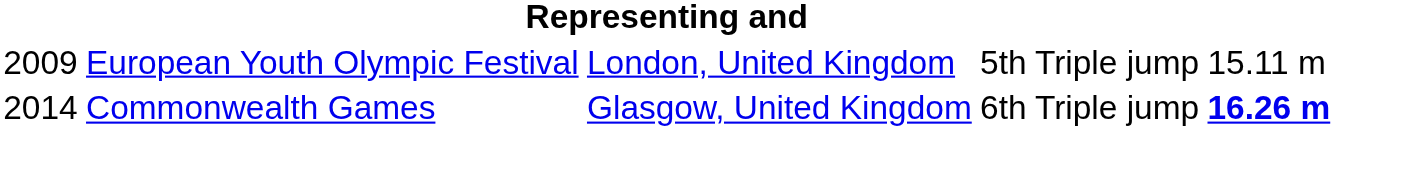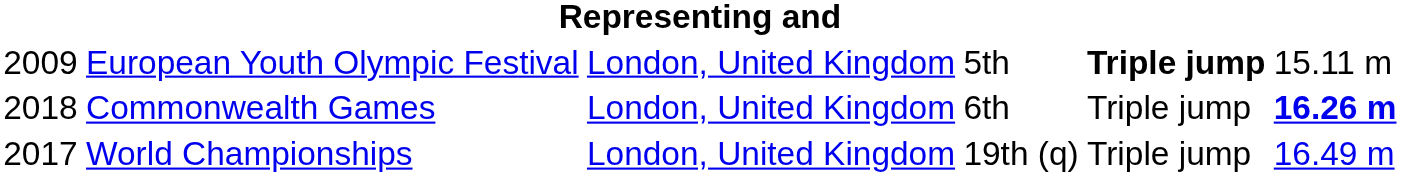(1117, 62) normal -> (1176, 62) bold
(40, 108) 2014 -> (40, 108) 2018
(779, 108) Glasgow, United Kingdom -> (771, 108) London, United Kingdom
+ row: (249, 154)
